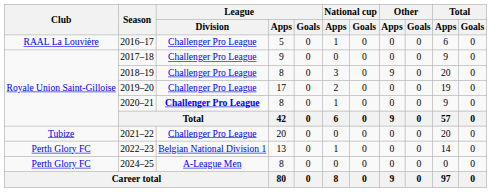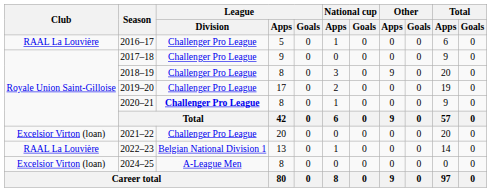(61, 133) Tubize -> (61, 133) Excelsior Virton (loan)
(61, 149) Perth Glory FC -> (61, 149) RAAL La Louvière
(61, 164) Perth Glory FC -> (61, 164) Excelsior Virton (loan)
